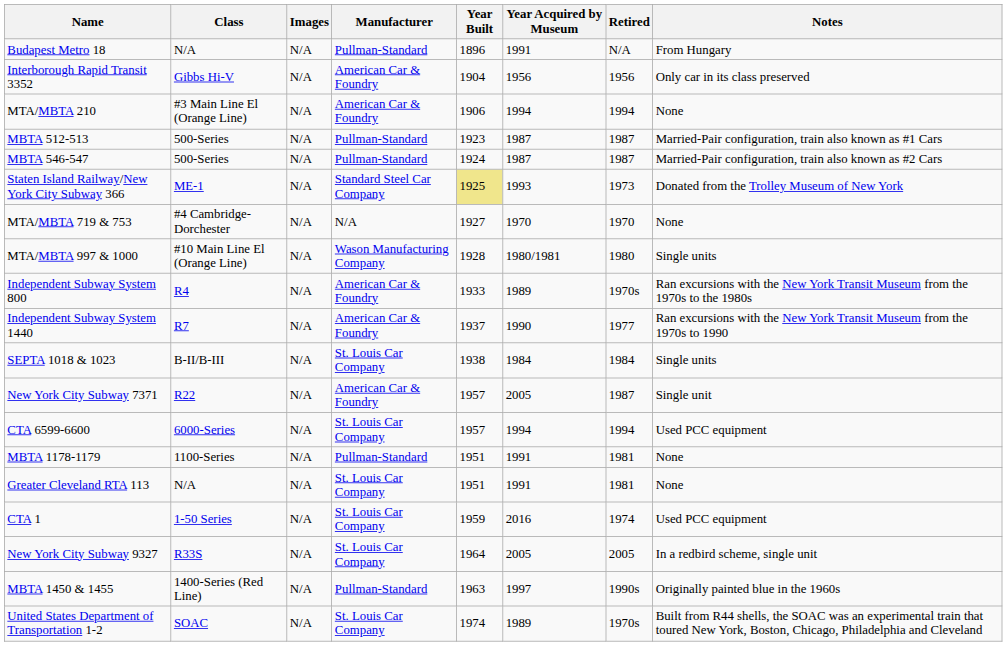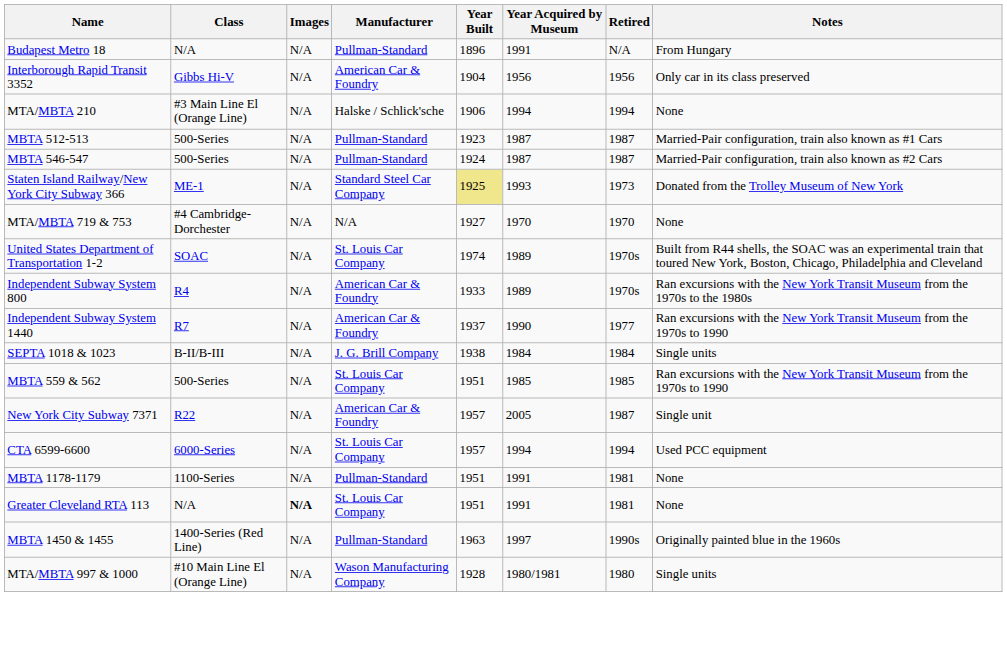(378, 111) American Car & Foundry -> (389, 111) Halske / Schlick'sche
rows swapped: (73, 256) <-> (80, 623)
(369, 360) St. Louis Car Company -> (387, 353) J. G. Brill Company
+ row: (54, 380)
(301, 484) normal -> (301, 505) bold
- row: (24, 519)
- row: (83, 554)
